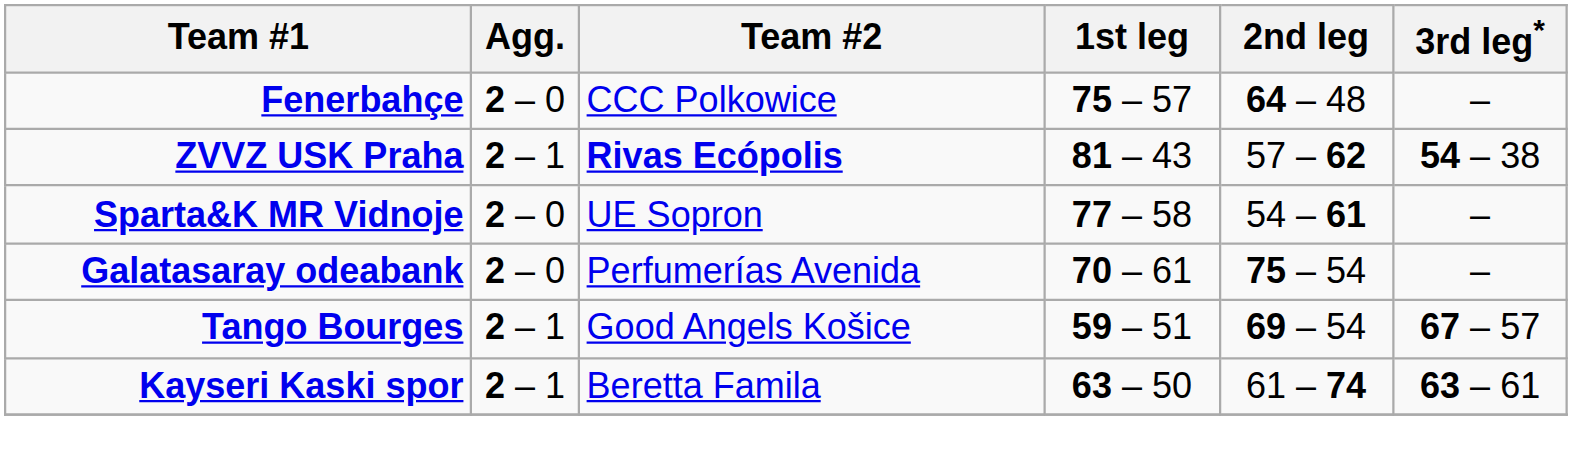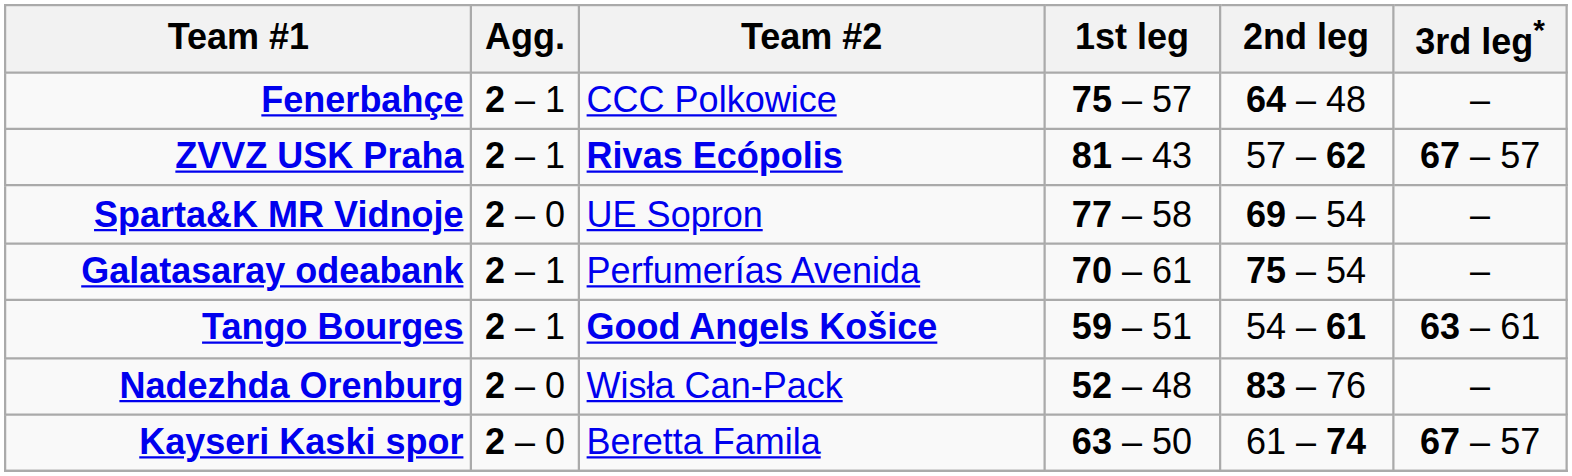(525, 99) 2 – 0 -> (525, 99) 2 – 1
(1480, 156) 54 – 38 -> (1480, 156) 67 – 57
(1306, 214) 54 – 61 -> (1306, 214) 69 – 54
(525, 271) 2 – 0 -> (525, 271) 2 – 1
(749, 328) normal -> (762, 328) bold
(1306, 328) 69 – 54 -> (1306, 328) 54 – 61
(1480, 328) 67 – 57 -> (1480, 328) 63 – 61
+ row: (291, 385)
(525, 385) 2 – 1 -> (525, 442) 2 – 0
(1480, 385) 63 – 61 -> (1480, 442) 67 – 57
